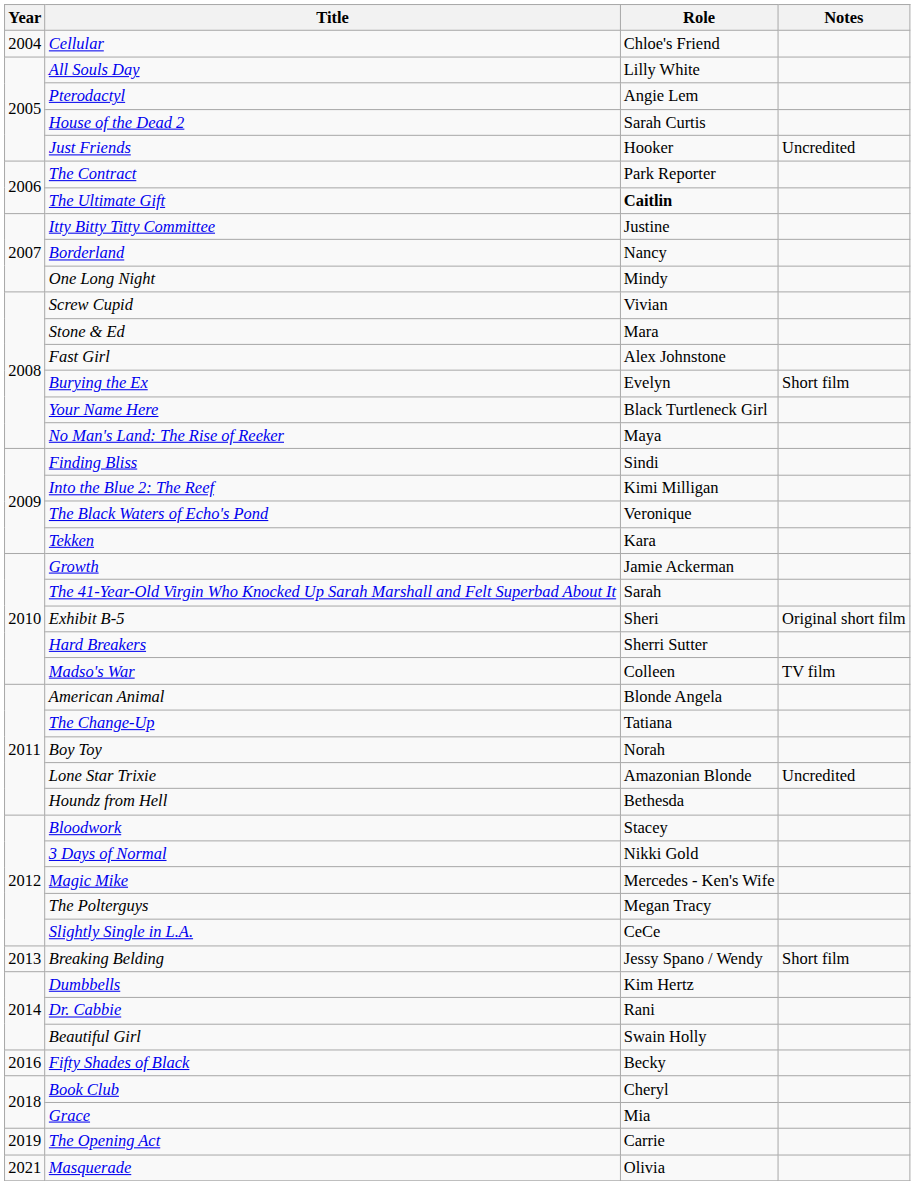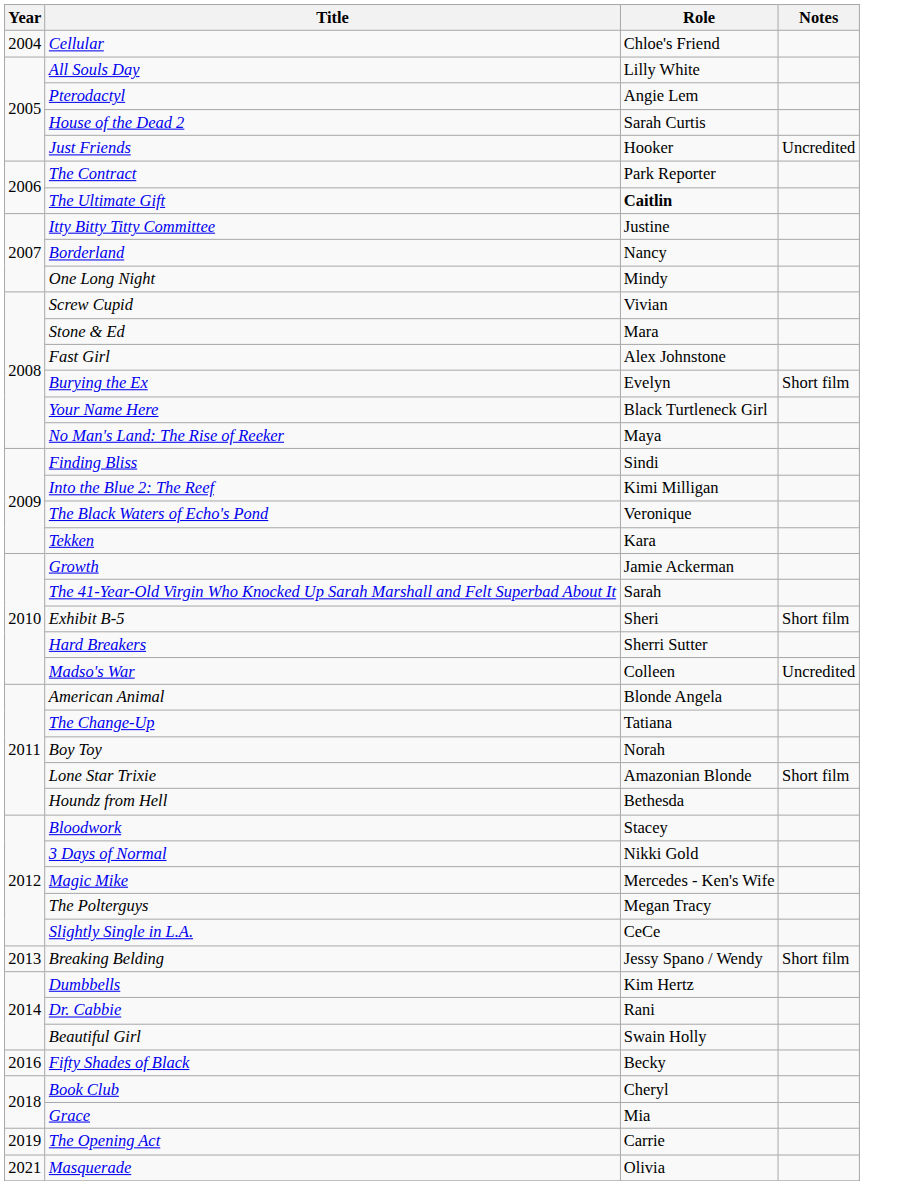(844, 618) Original short film -> (816, 618) Short film
(809, 670) TV film -> (819, 670) Uncredited
(819, 775) Uncredited -> (816, 775) Short film
